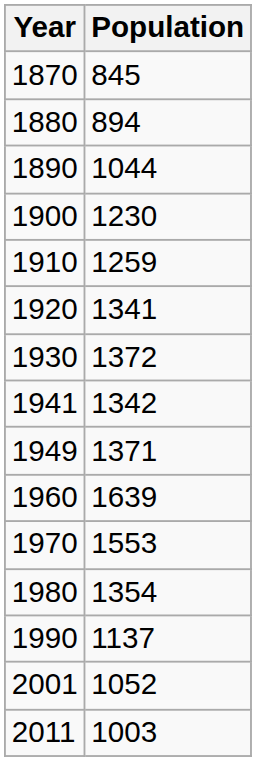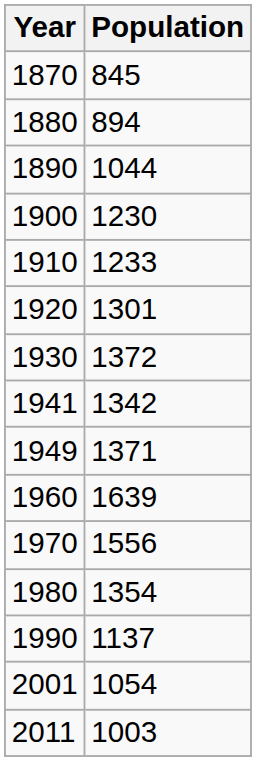(124, 262) 1259 -> (124, 262) 1233
(124, 309) 1341 -> (124, 309) 1301
(124, 544) 1553 -> (124, 544) 1556
(124, 685) 1052 -> (124, 685) 1054
